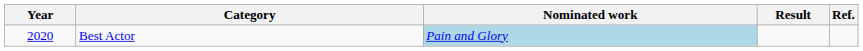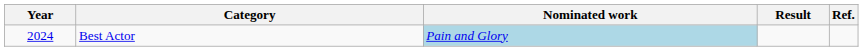(40, 35) 2020 -> (40, 35) 2024
